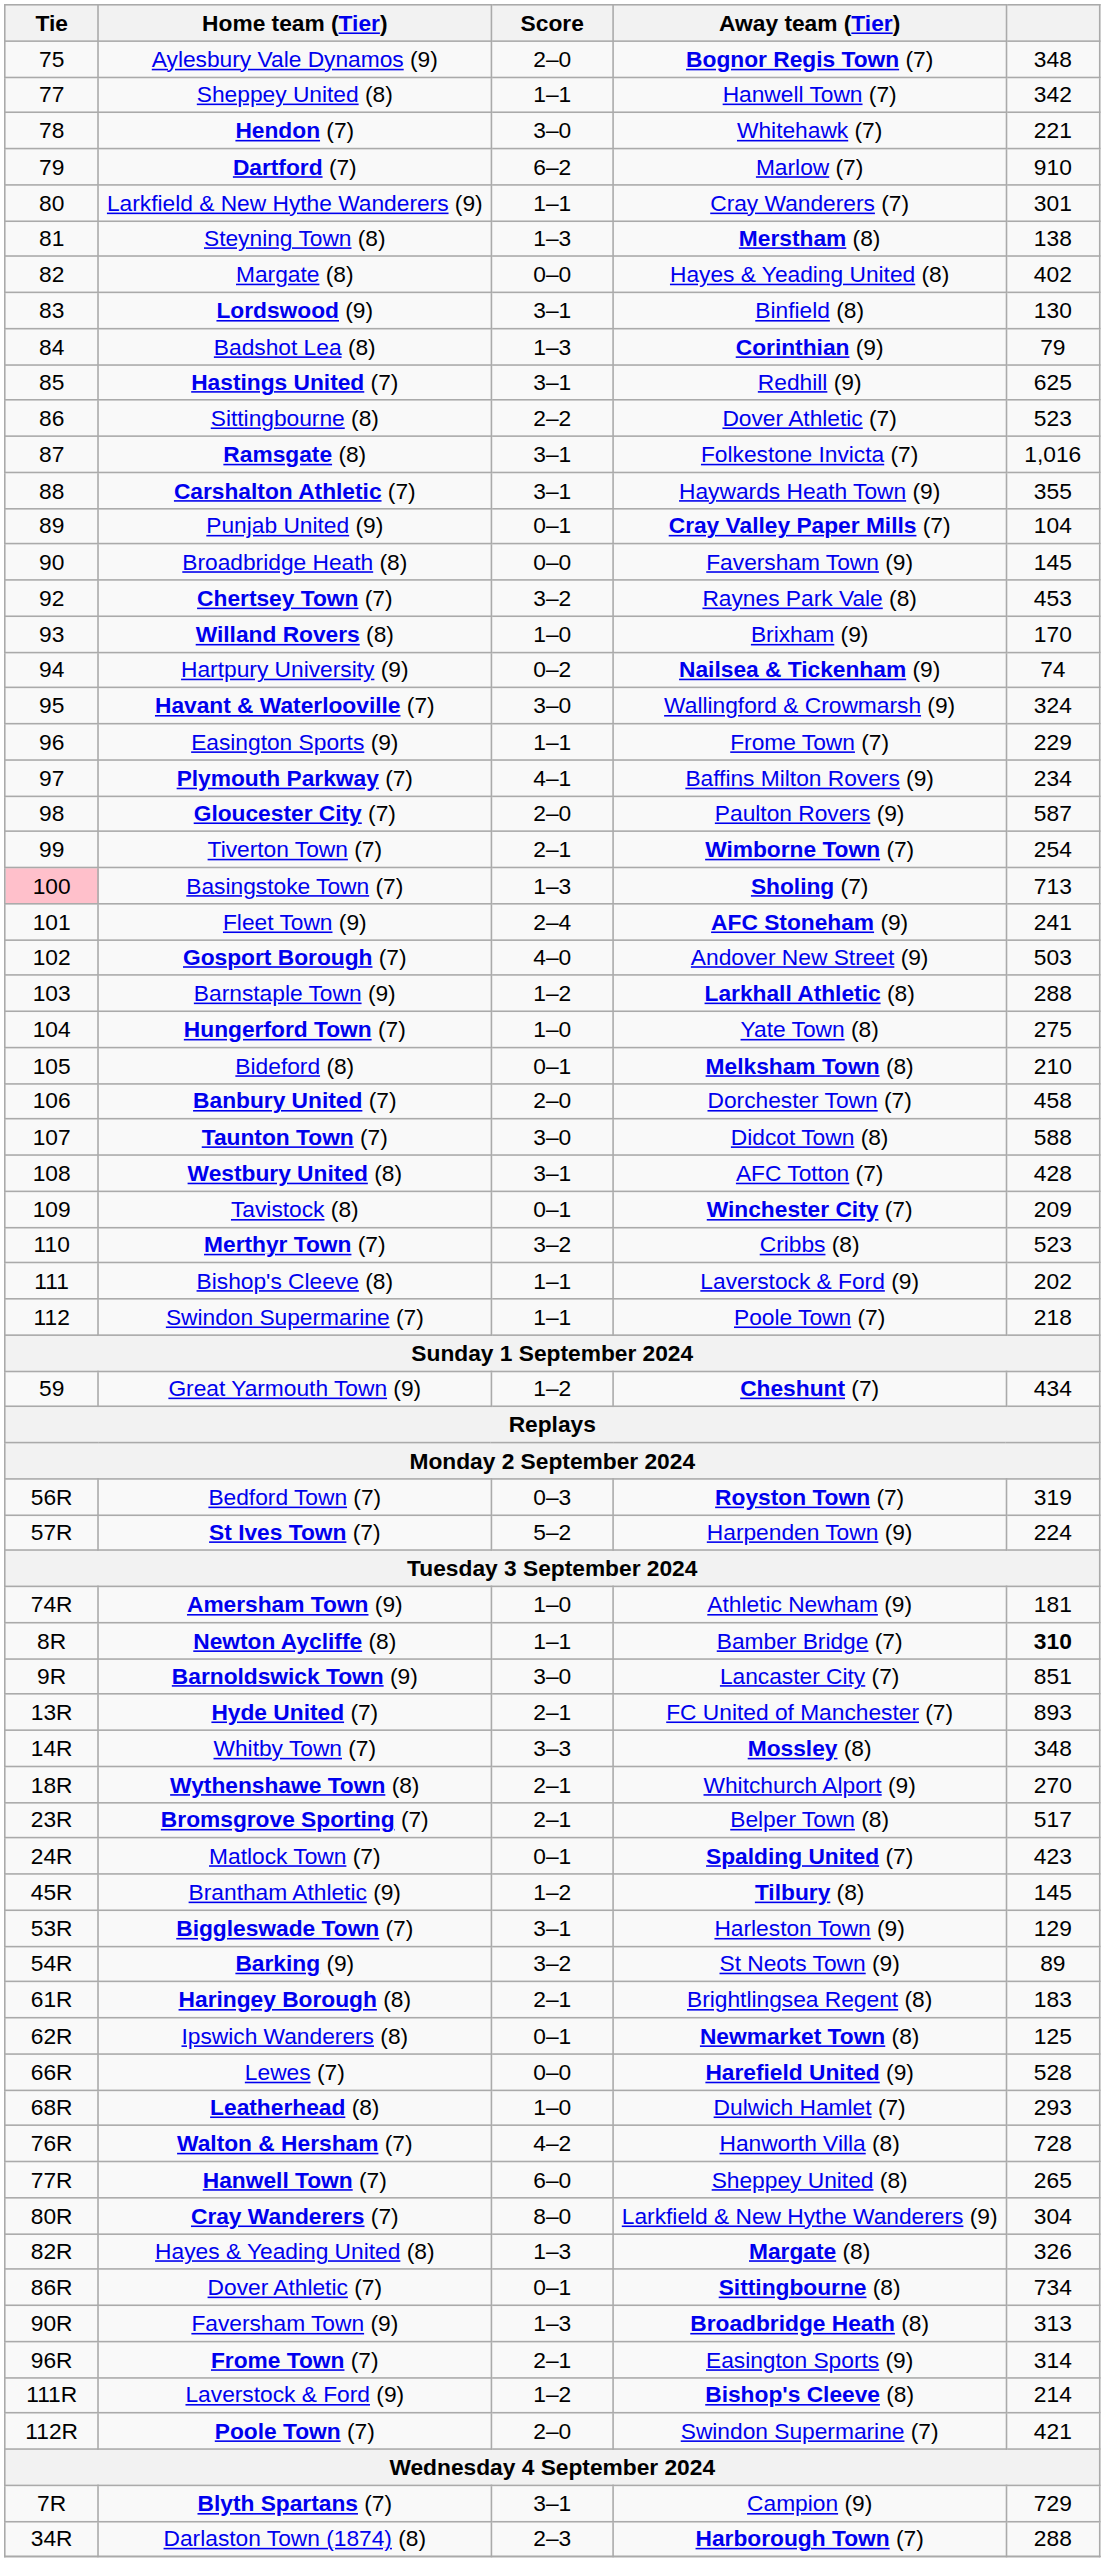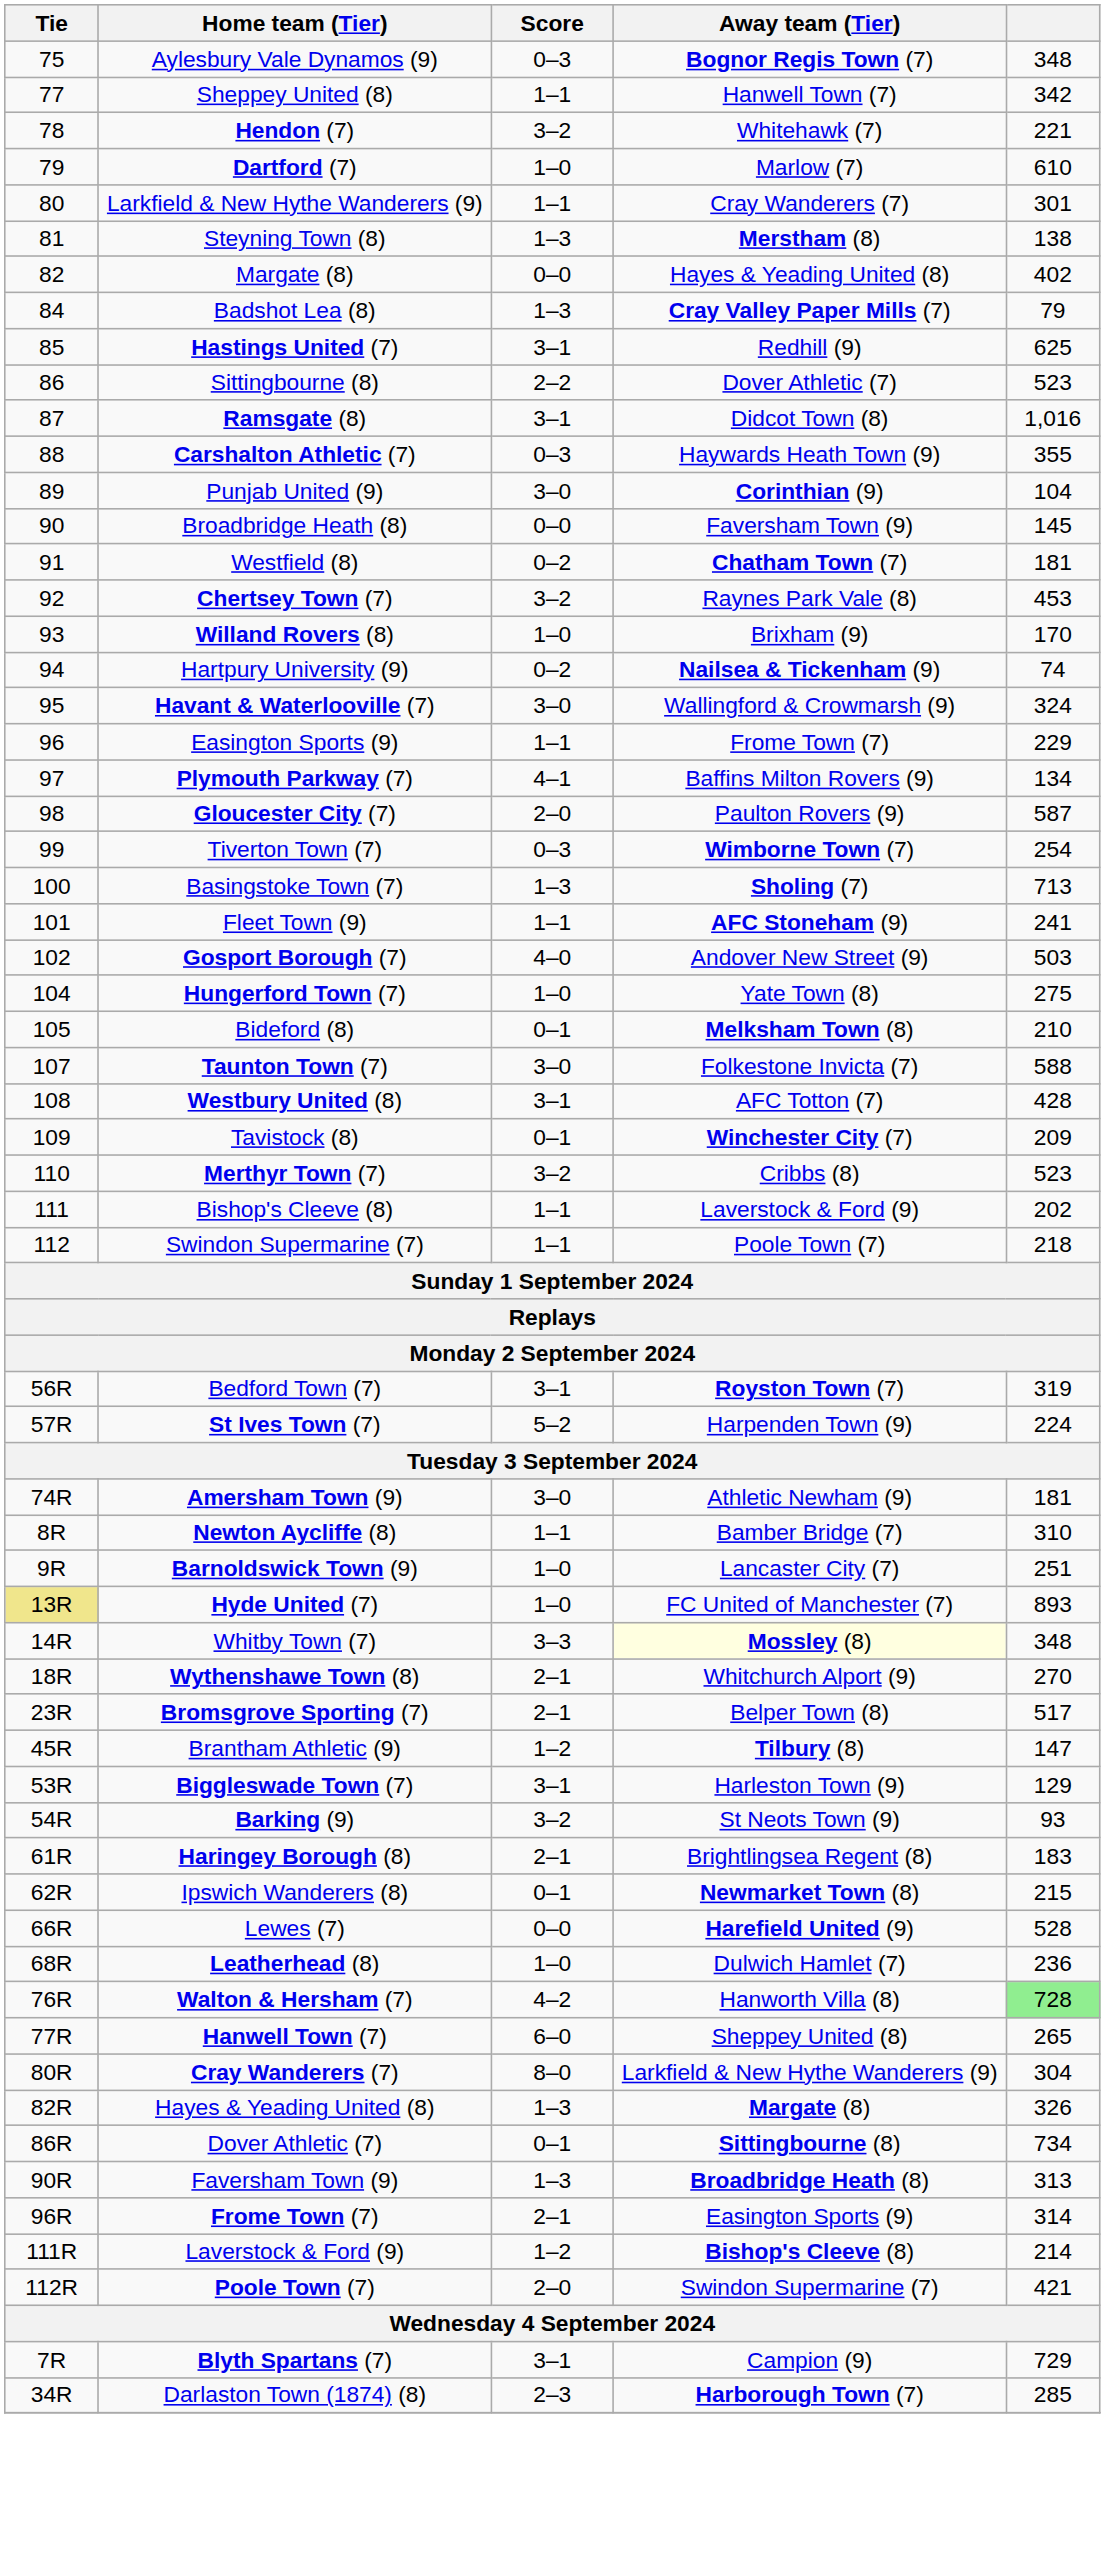(552, 59) 2–0 -> (552, 59) 0–3
(552, 131) 3–0 -> (552, 131) 3–2
(552, 167) 6–2 -> (552, 167) 1–0
(1053, 167) 910 -> (1053, 167) 610
- row: (295, 311)
(810, 347) Corinthian (9) -> (810, 311) Cray Valley Paper Mills (7)
(810, 454) Folkestone Invicta (7) -> (810, 419) Didcot Town (8)
(552, 490) 3–1 -> (552, 454) 0–3
(552, 526) 0–1 -> (552, 490) 3–0
(810, 526) Cray Valley Paper Mills (7) -> (810, 490) Corinthian (9)
+ row: (295, 562)
(1053, 778) 234 -> (1053, 778) 134
(552, 850) 2–1 -> (552, 850) 0–3
(52, 886) pink background -> (52, 886) no background
(552, 922) 2–4 -> (552, 922) 1–1
- row: (295, 994)
- row: (295, 1102)
(810, 1137) Didcot Town (8) -> (810, 1066) Folkestone Invicta (7)
- row: (295, 1389)
(552, 1497) 0–3 -> (552, 1389) 3–1
(552, 1605) 1–0 -> (552, 1497) 3–0
(1053, 1641) bold -> (1053, 1533) normal
(552, 1677) 3–0 -> (552, 1569) 1–0
(1053, 1677) 851 -> (1053, 1569) 251
(52, 1713) no background -> (52, 1605) khaki background
(552, 1713) 2–1 -> (552, 1605) 1–0
(810, 1749) no background -> (810, 1641) lightyellow background
- row: (295, 1856)
(1053, 1892) 145 -> (1053, 1749) 147
(1053, 1964) 89 -> (1053, 1820) 93
(1053, 2036) 125 -> (1053, 1892) 215
(1053, 2108) 293 -> (1053, 1964) 236
(1053, 2144) no background -> (1053, 2000) lightgreen background
(1053, 2539) 288 -> (1053, 2396) 285
